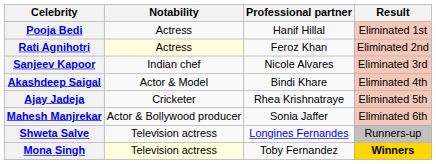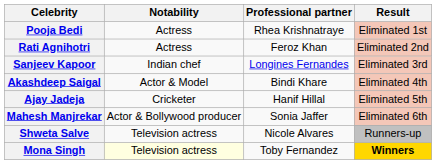(299, 30) Hanif Hillal -> (299, 30) Rhea Krishnatraye
(174, 47) lightyellow background -> (174, 47) no background
(299, 64) Nicole Alvares -> (299, 64) Longines Fernandes
(299, 99) Rhea Krishnatraye -> (299, 99) Hanif Hillal
(299, 133) Longines Fernandes -> (299, 133) Nicole Alvares
